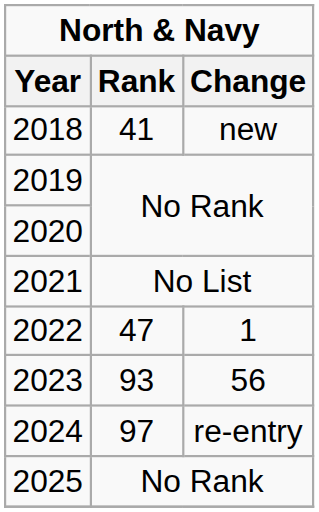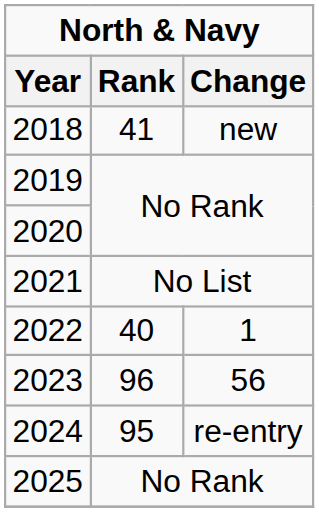(137, 331) 47 -> (137, 331) 40
(137, 381) 93 -> (137, 381) 96
(137, 431) 97 -> (137, 431) 95
